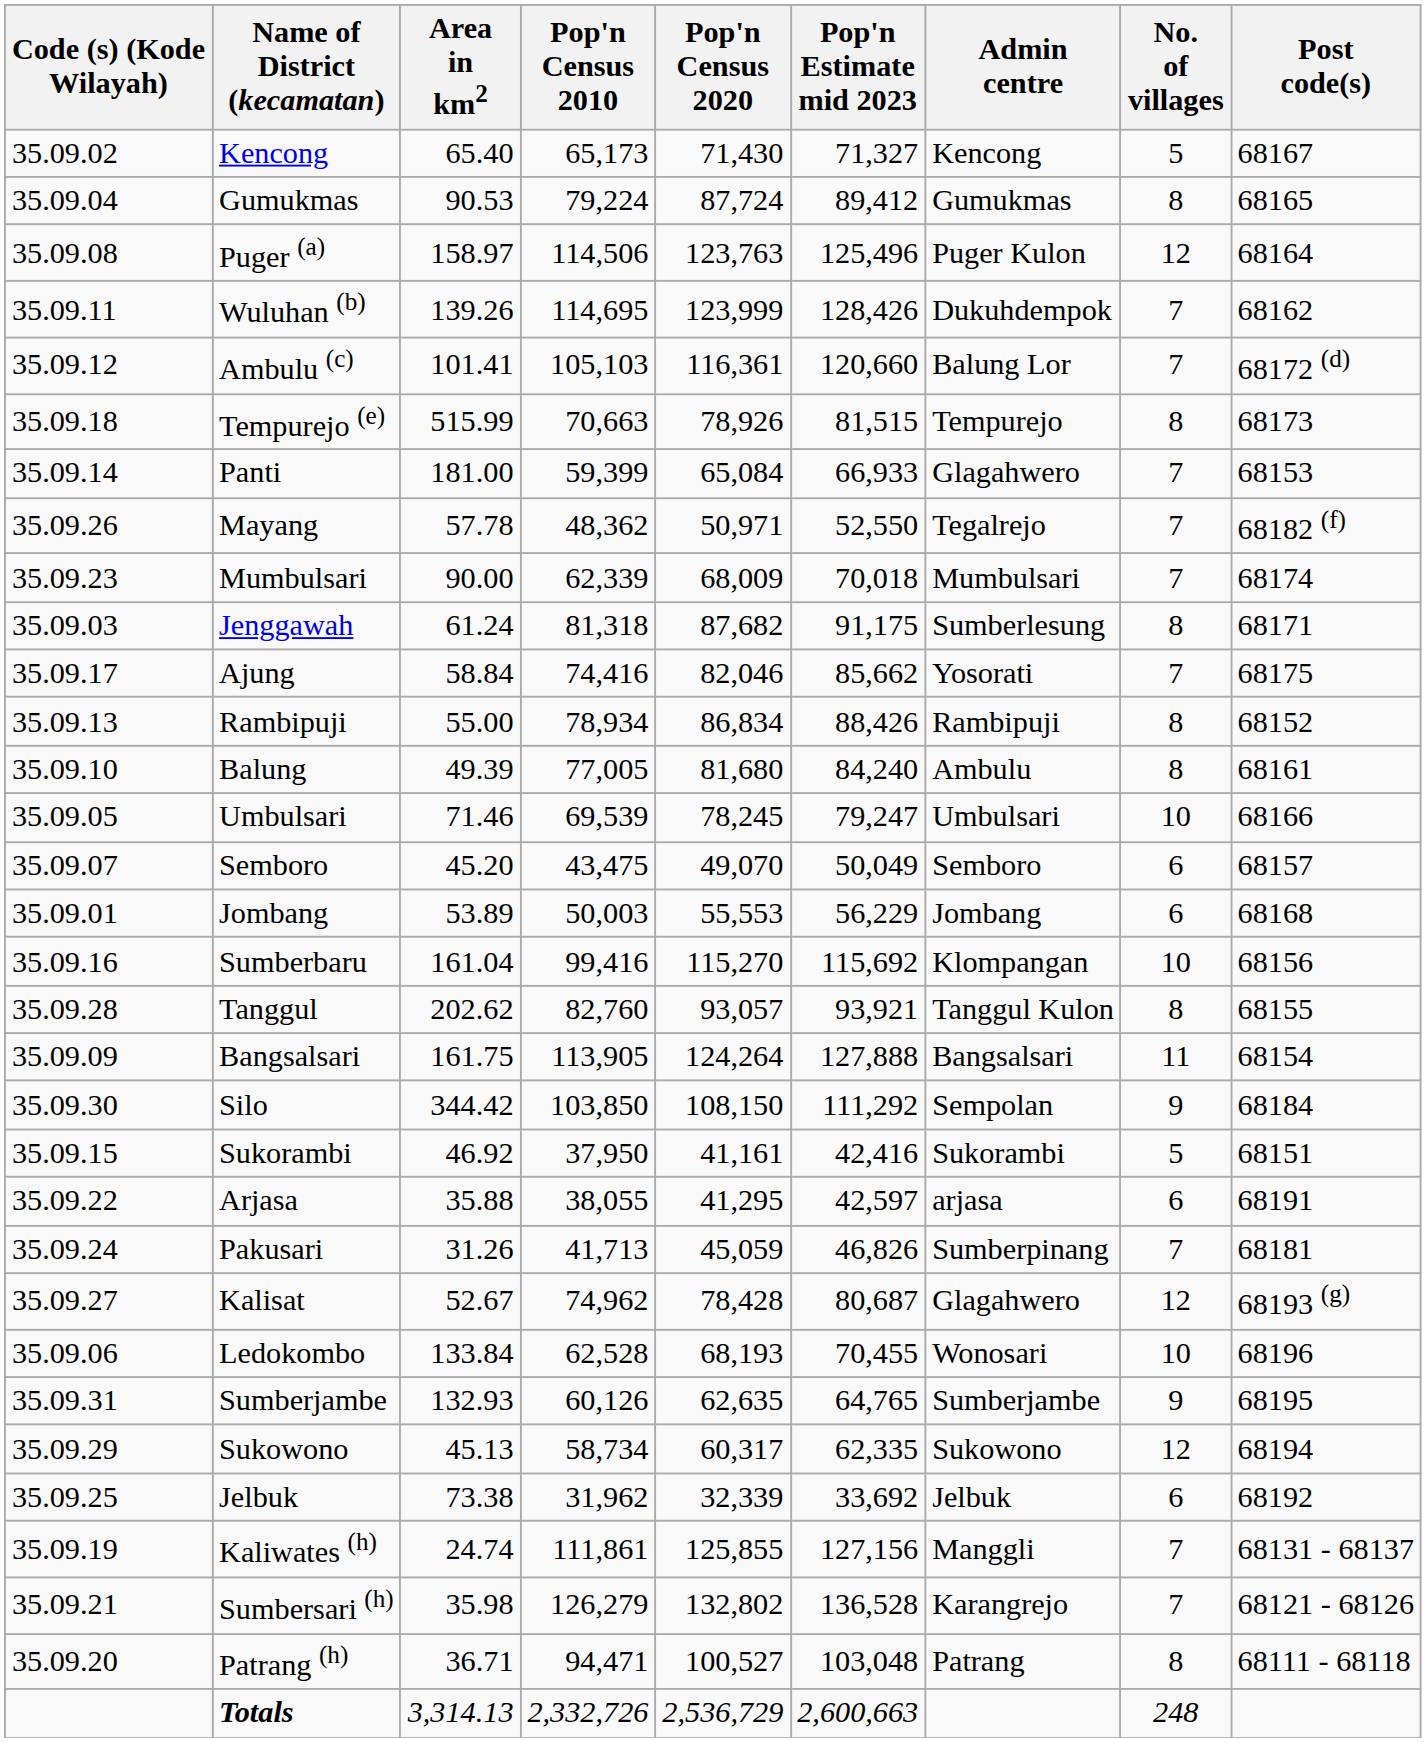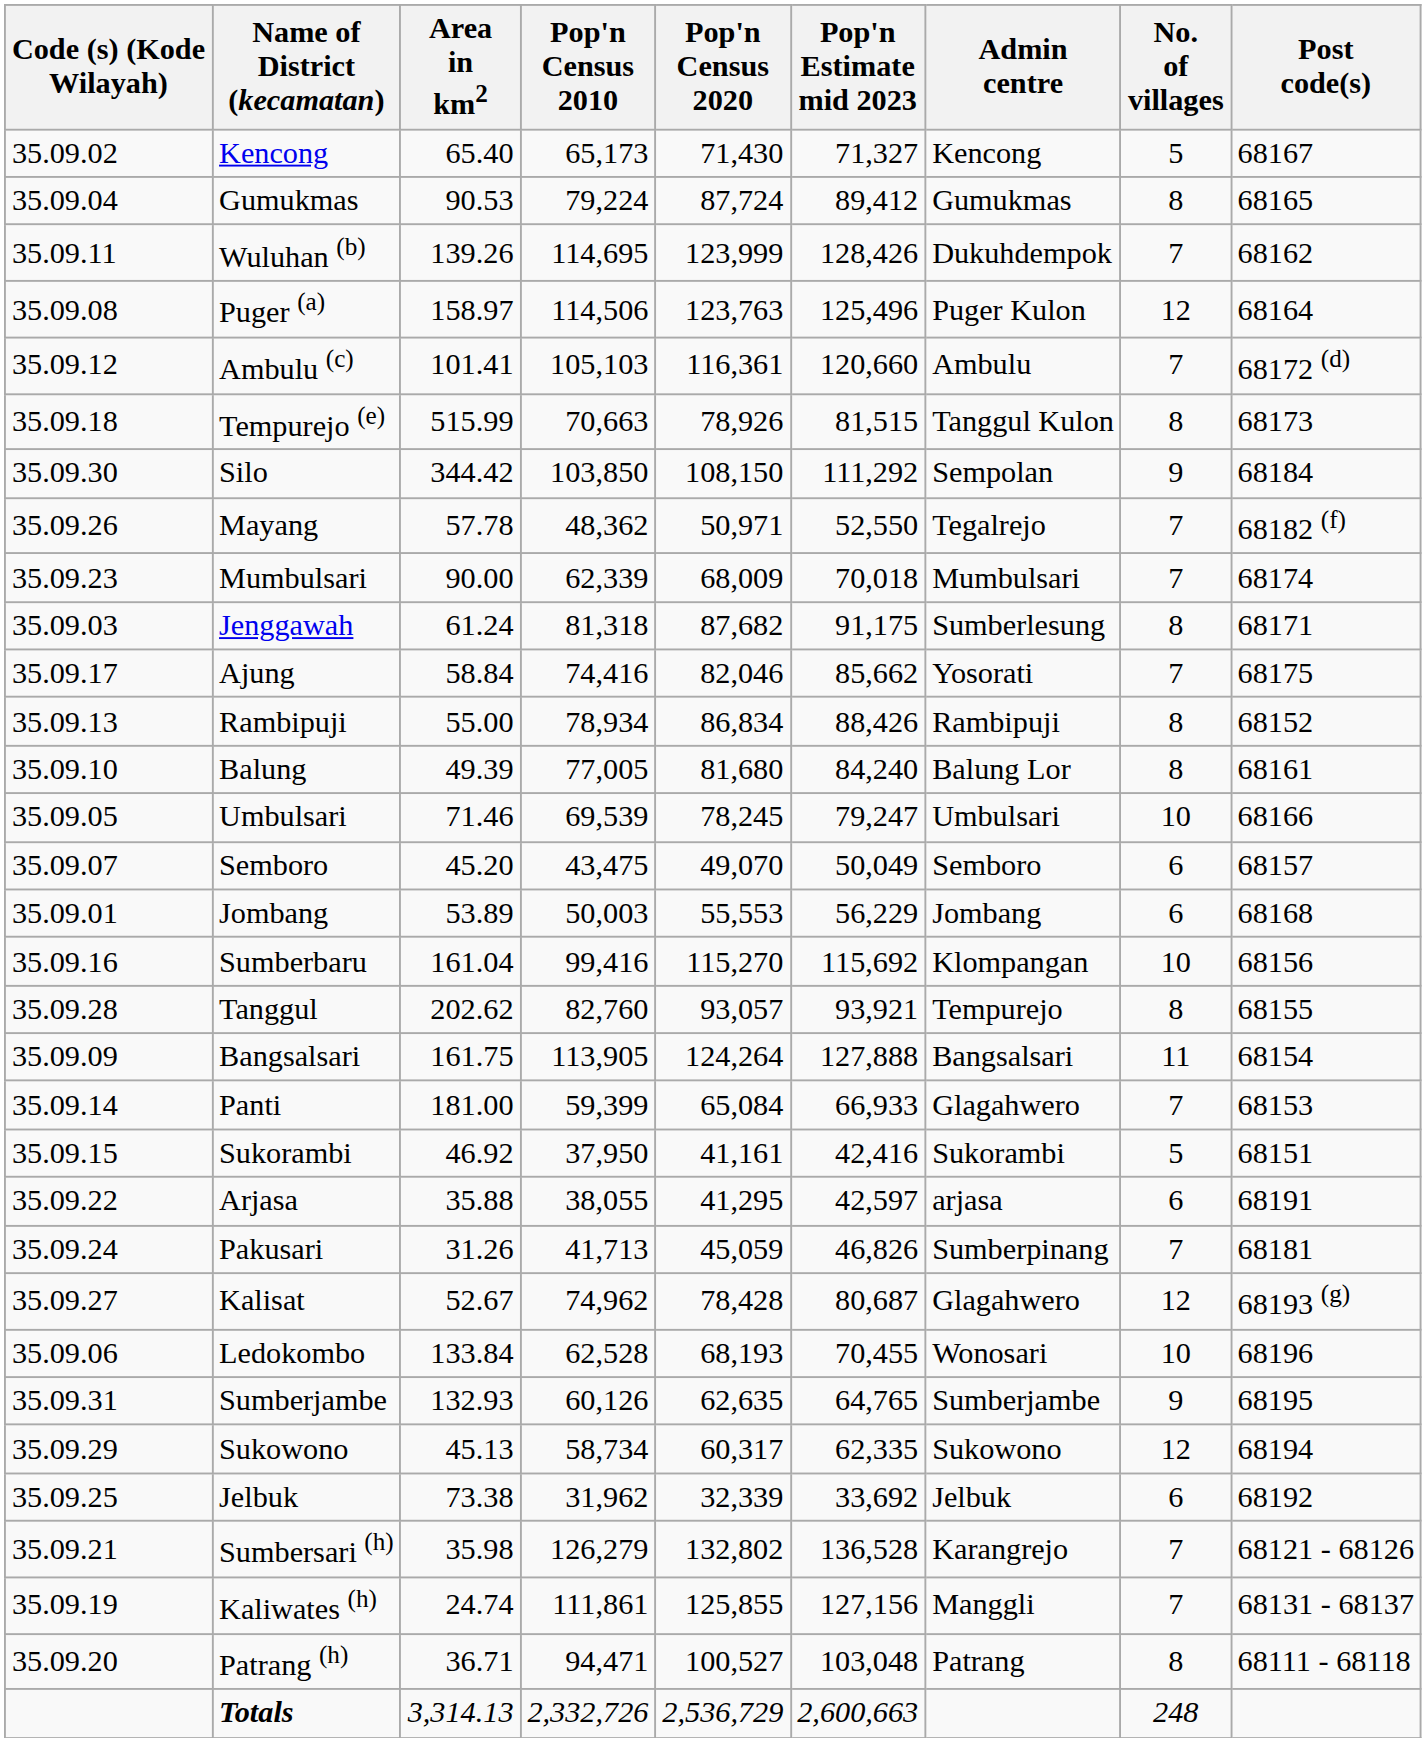rows swapped: (272, 252) <-> (292, 308)
(1001, 364) Balung Lor -> (982, 364) Ambulu
(997, 421) Tempurejo -> (1023, 421) Tanggul Kulon
rows swapped: (243, 1104) <-> (250, 473)
(982, 769) Ambulu -> (1001, 769) Balung Lor
(1023, 1008) Tanggul Kulon -> (997, 1008) Tempurejo
rows swapped: (298, 1548) <-> (306, 1604)
